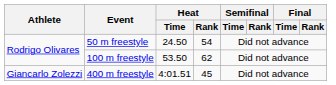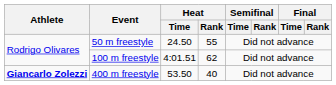(207, 43) 54 -> (212, 43) 55
(175, 58) 53.50 -> (180, 58) 4:01.51
(44, 73) normal -> (47, 73) bold
(175, 73) 4:01.51 -> (180, 73) 53.50
(207, 73) 45 -> (212, 73) 40
